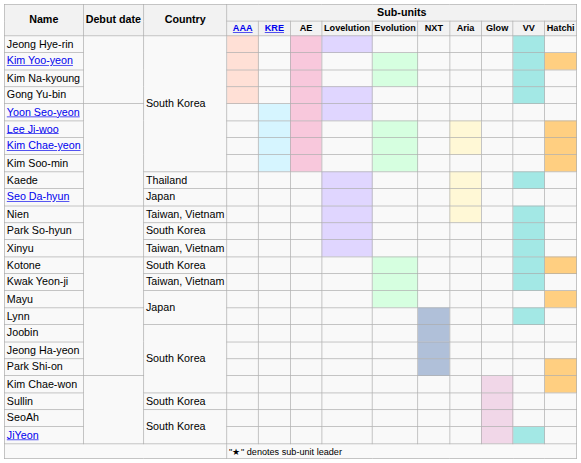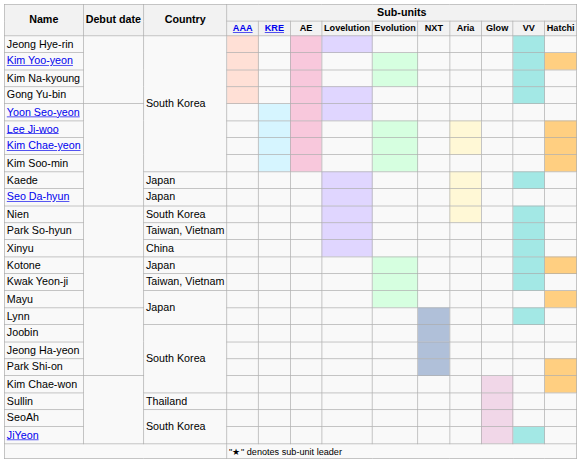(167, 180) Thailand -> (161, 180) Japan
(185, 214) Taiwan, Vietnam -> (176, 214) South Korea
(176, 231) South Korea -> (185, 231) Taiwan, Vietnam
(185, 248) Taiwan, Vietnam -> (160, 248) China
(176, 265) South Korea -> (161, 265) Japan
(176, 401) South Korea -> (167, 401) Thailand
